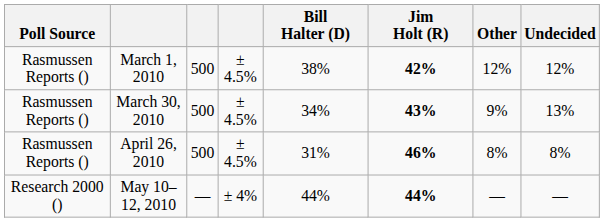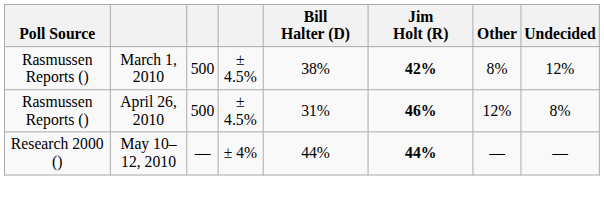(497, 68) 12% -> (497, 68) 8%
- row: (149, 110)
(497, 153) 8% -> (497, 110) 12%
